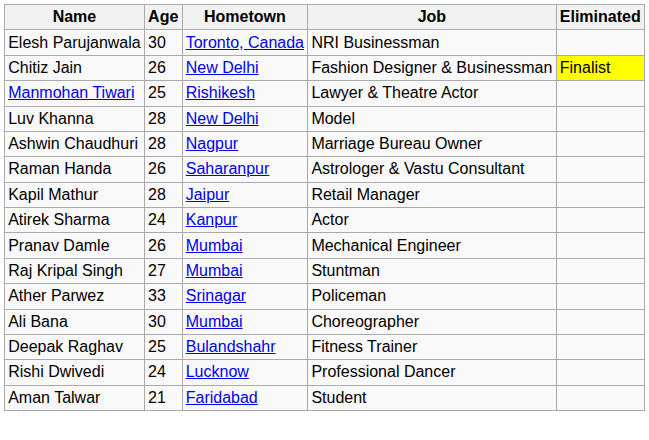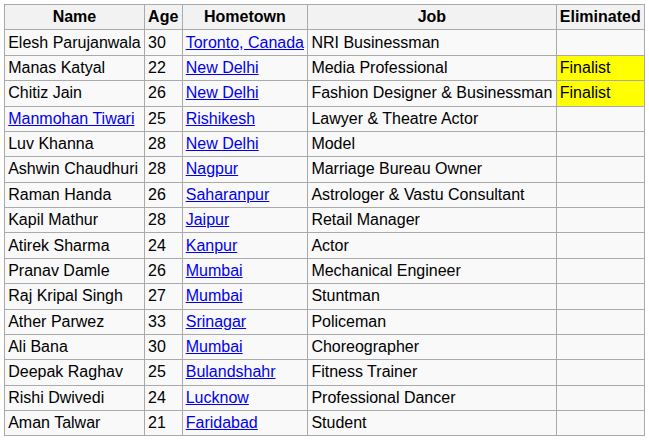+ row: (57, 67)
